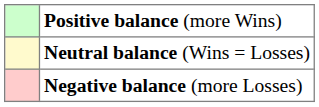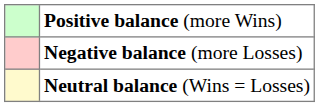rows swapped: (177, 52) <-> (173, 85)
